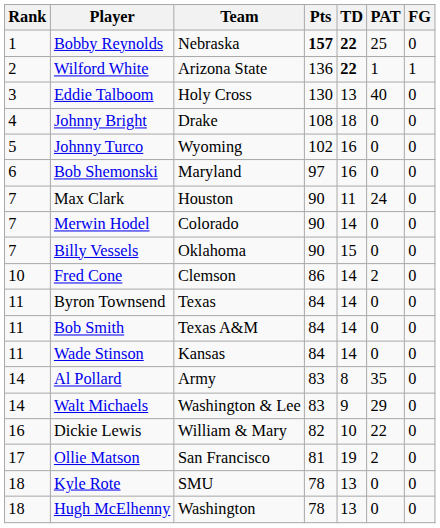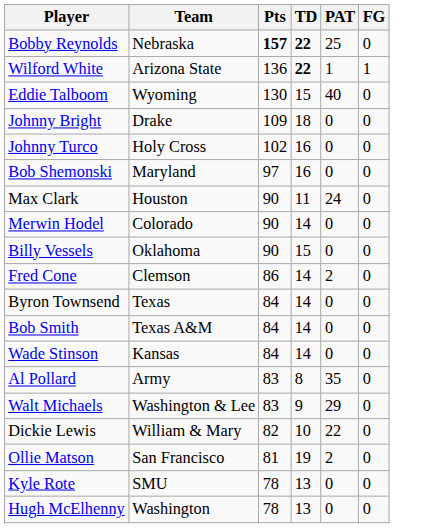- column: (27, 17)
(215, 95) Holy Cross -> (164, 95) Wyoming
(348, 95) 13 -> (303, 95) 15
(321, 120) 108 -> (275, 120) 109
(210, 146) Wyoming -> (169, 146) Holy Cross
